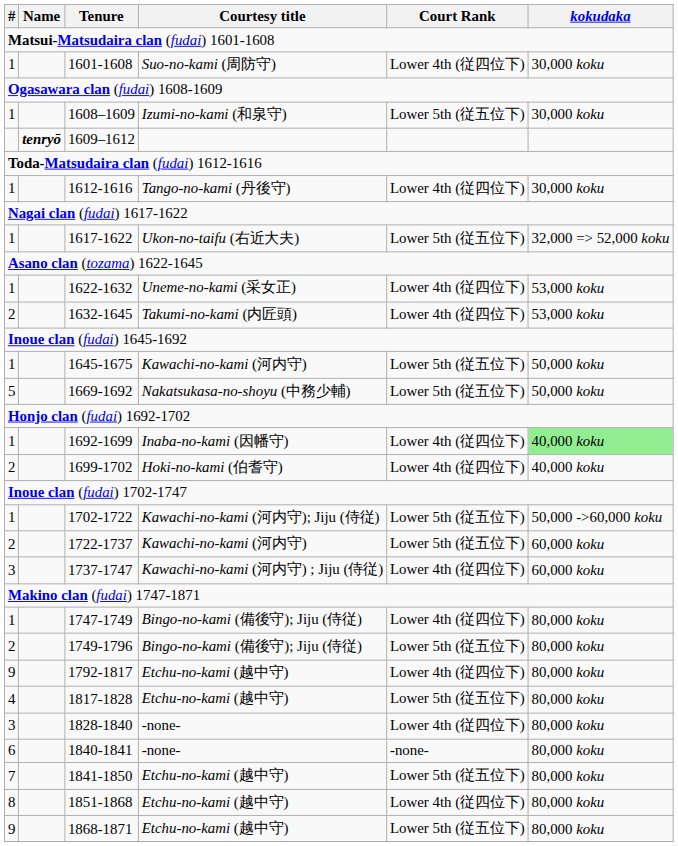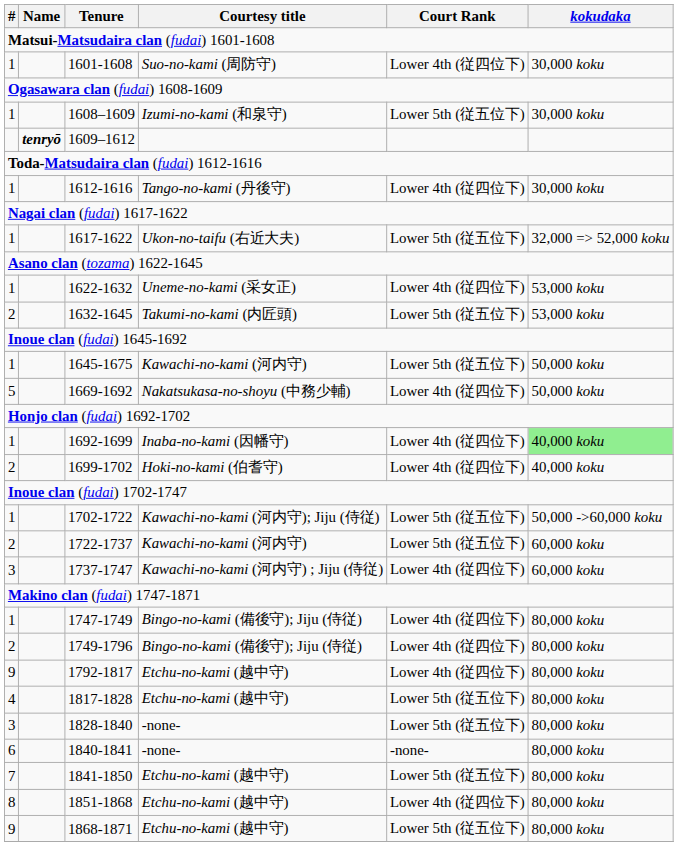(457, 314) Lower 4th (従四位下) -> (457, 314) Lower 5th (従五位下)
(457, 390) Lower 5th (従五位下) -> (457, 390) Lower 4th (従四位下)
(457, 646) Lower 5th (従五位下) -> (457, 646) Lower 4th (従四位下)
(457, 725) Lower 4th (従四位下) -> (457, 725) Lower 5th (従五位下)
